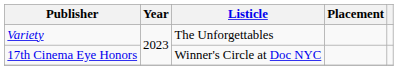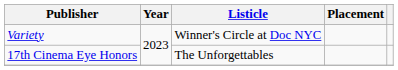(224, 34) The Unforgettables -> (248, 34) Winner's Circle at Doc NYC
(248, 55) Winner's Circle at Doc NYC -> (224, 55) The Unforgettables
